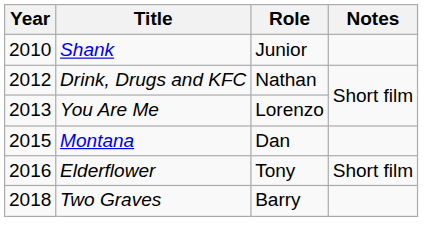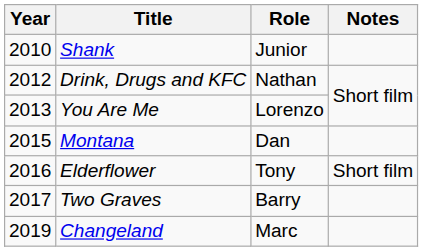(30, 200) 2018 -> (30, 200) 2017
+ row: (111, 230)
